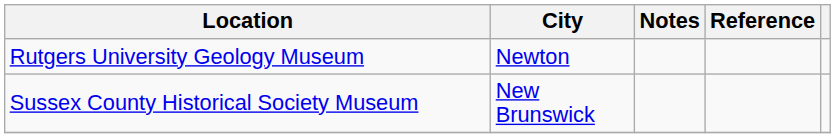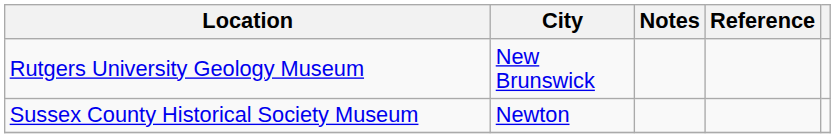(533, 56) Newton -> (545, 68) New Brunswick
(545, 103) New Brunswick -> (533, 115) Newton
